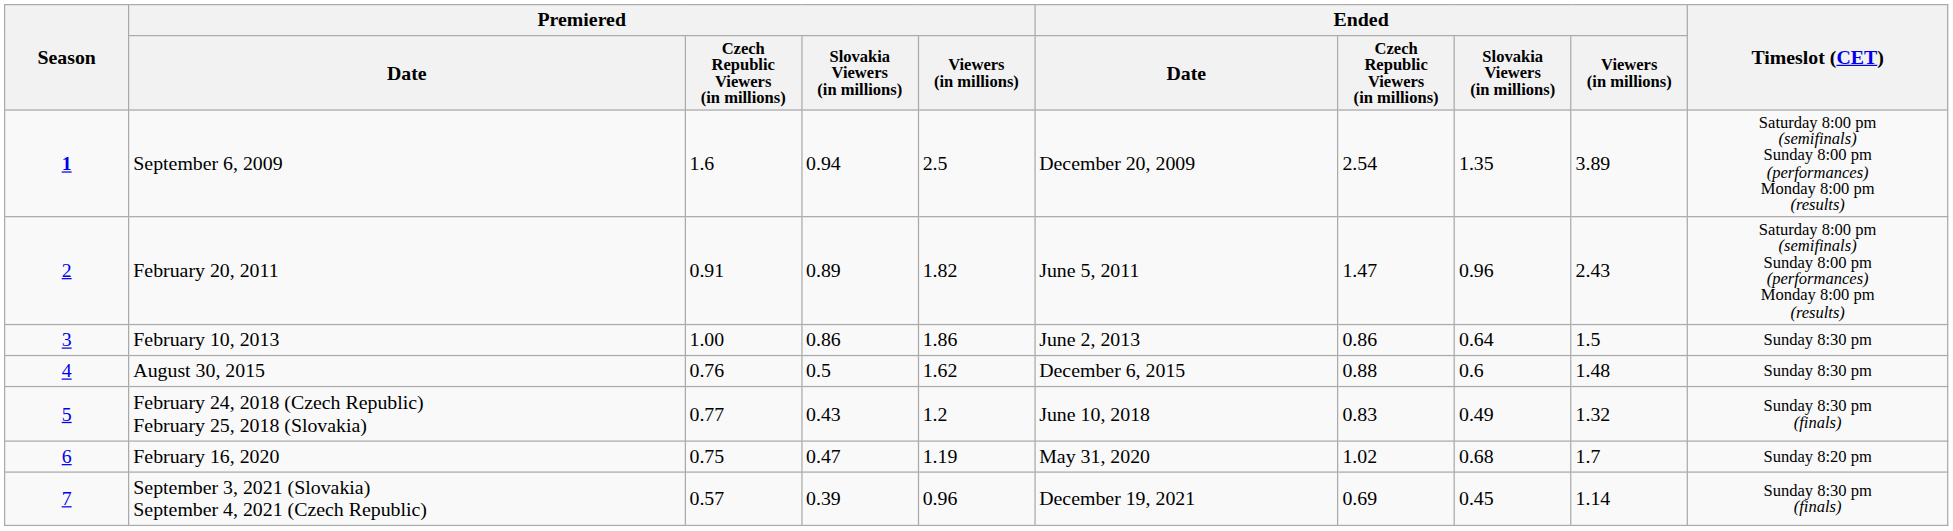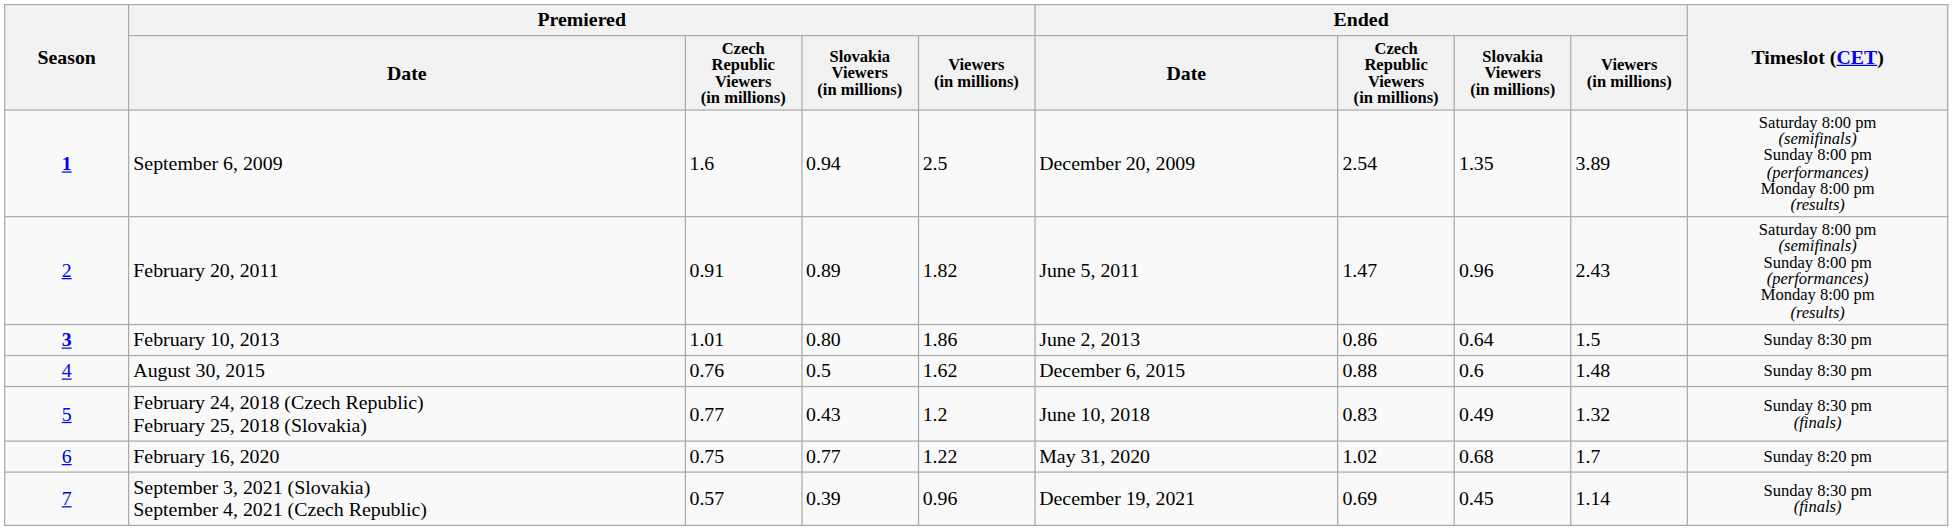(67, 339) normal -> (67, 339) bold
(707, 339) 1.00 -> (707, 339) 1.01
(823, 339) 0.86 -> (823, 339) 0.80
(823, 456) 0.47 -> (823, 456) 0.77
(940, 456) 1.19 -> (940, 456) 1.22
